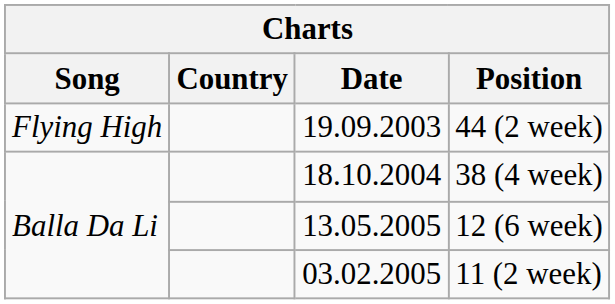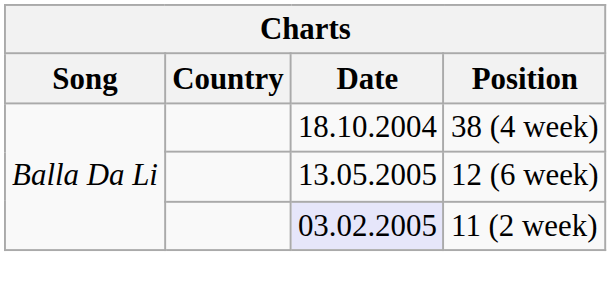- row: (529, 126)
(372, 273) no background -> (367, 224) lavender background
